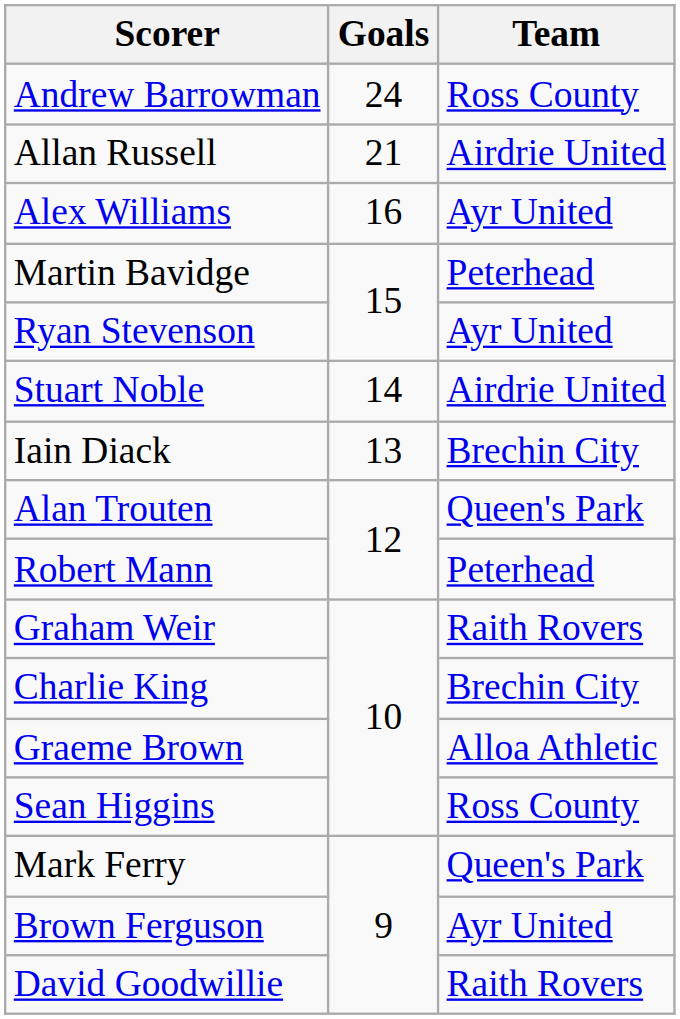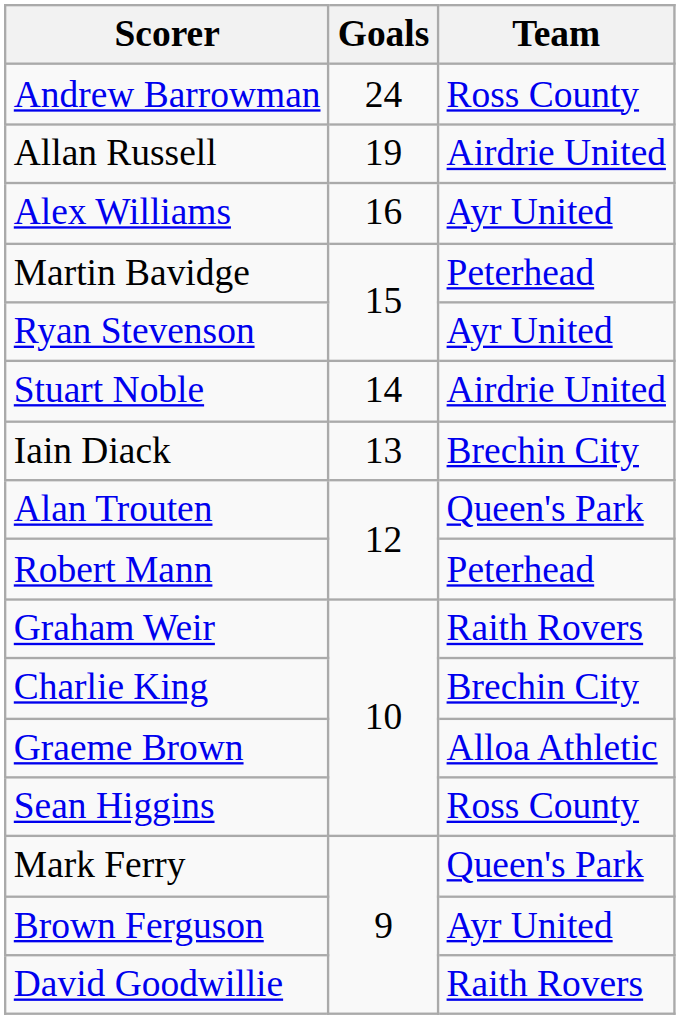(384, 152) 21 -> (384, 152) 19
